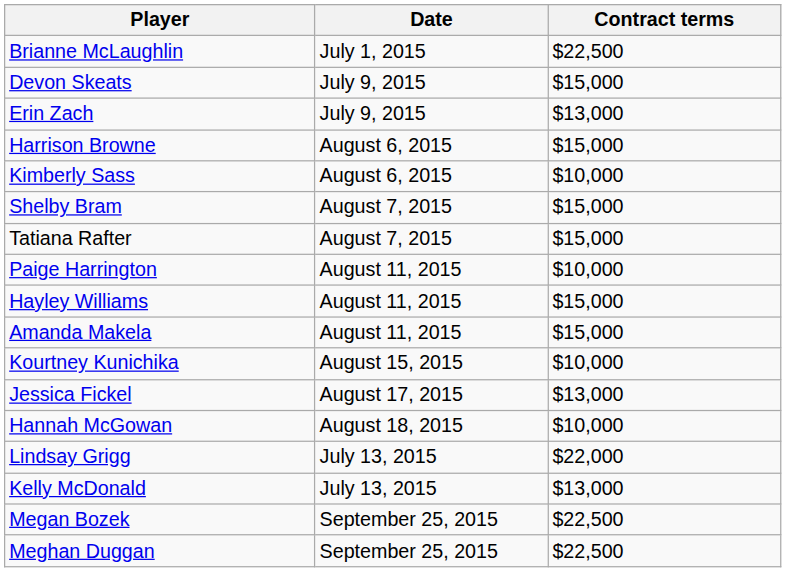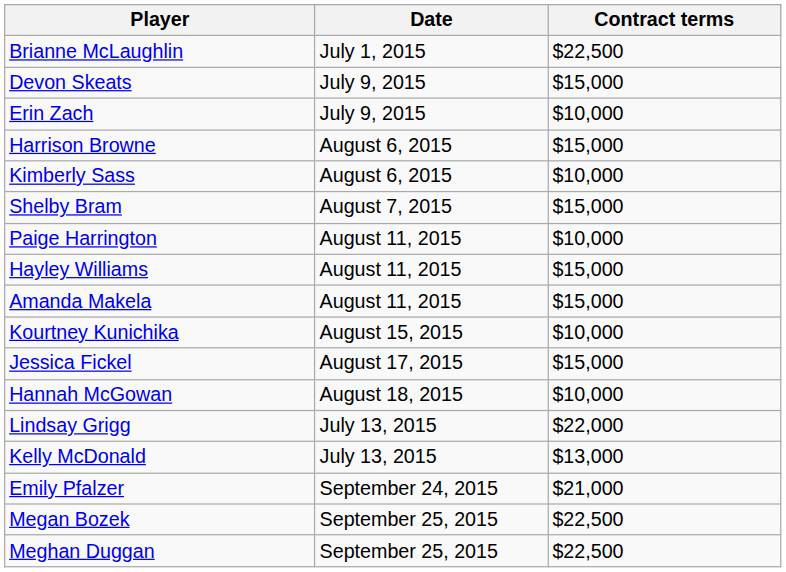(588, 113) $13,000 -> (588, 113) $10,000
- row: (70, 238)
(588, 394) $13,000 -> (588, 363) $15,000
+ row: (67, 488)
